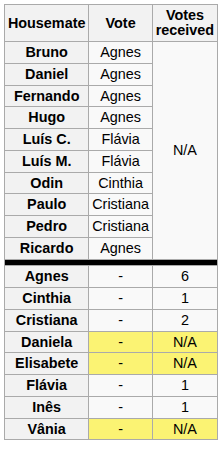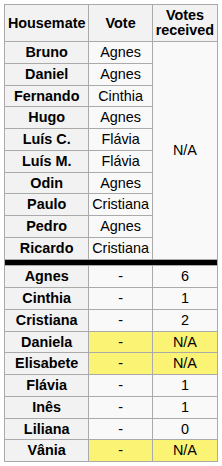(121, 96) Agnes -> (121, 96) Cinthia
(121, 183) Cinthia -> (121, 183) Agnes
(121, 226) Cristiana -> (121, 226) Agnes
(121, 248) Agnes -> (121, 248) Cristiana
+ row: (47, 429)
